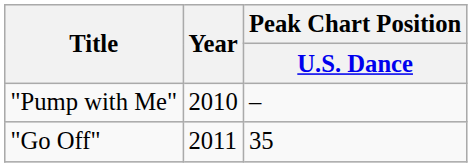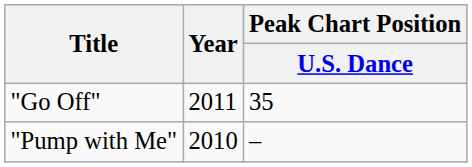rows swapped: (94, 102) <-> (56, 141)
